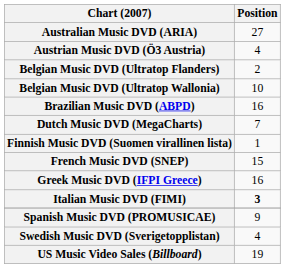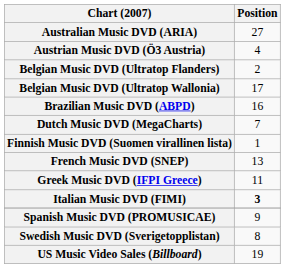(257, 87) 10 -> (257, 87) 17
(257, 161) 15 -> (257, 161) 13
(257, 180) 16 -> (257, 180) 11
(257, 236) 4 -> (257, 236) 8
